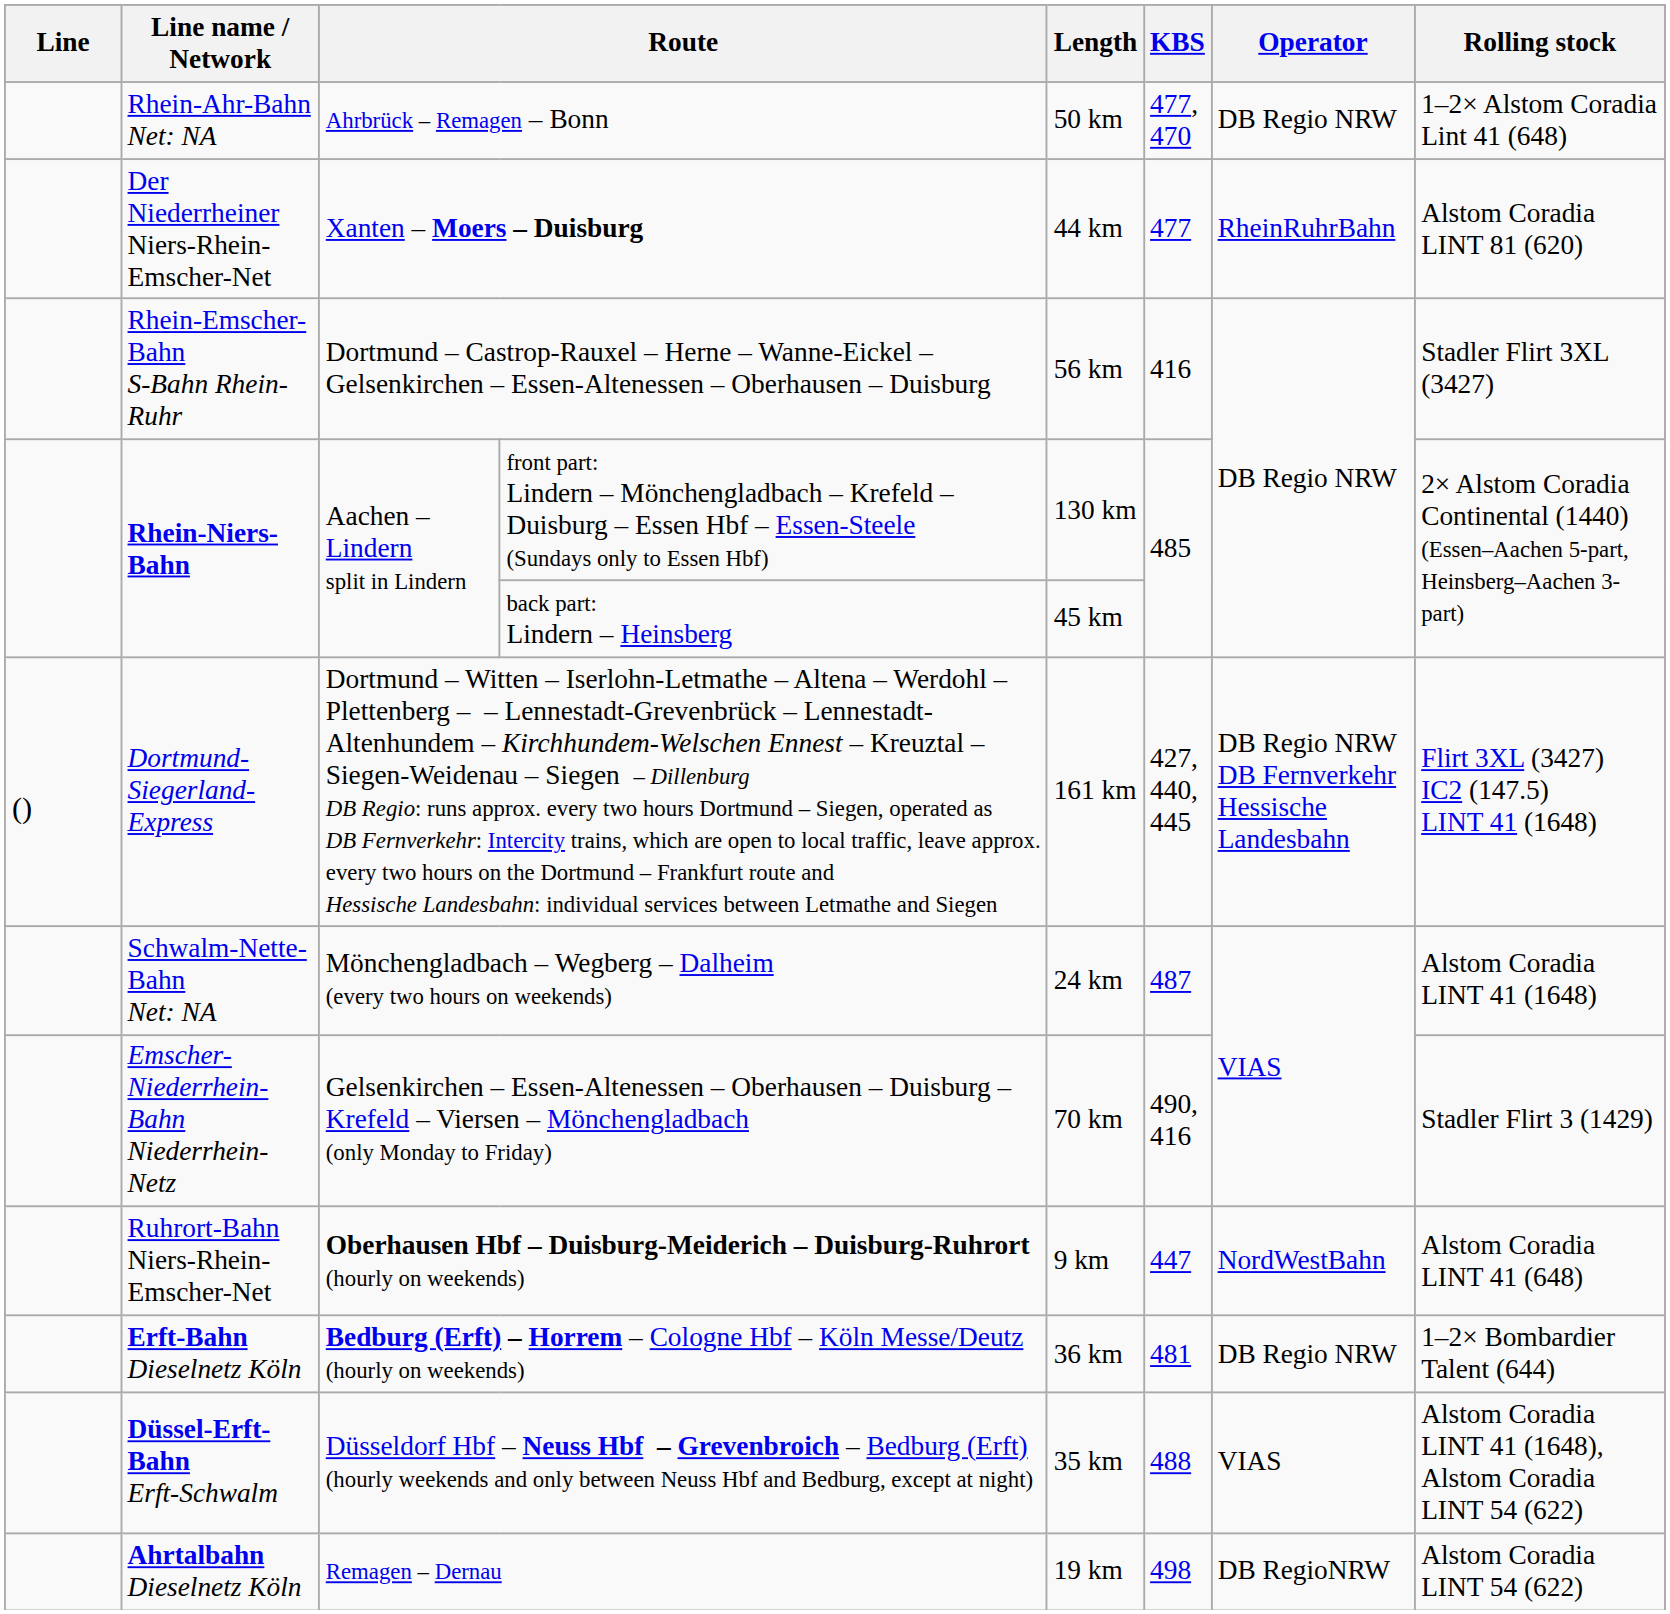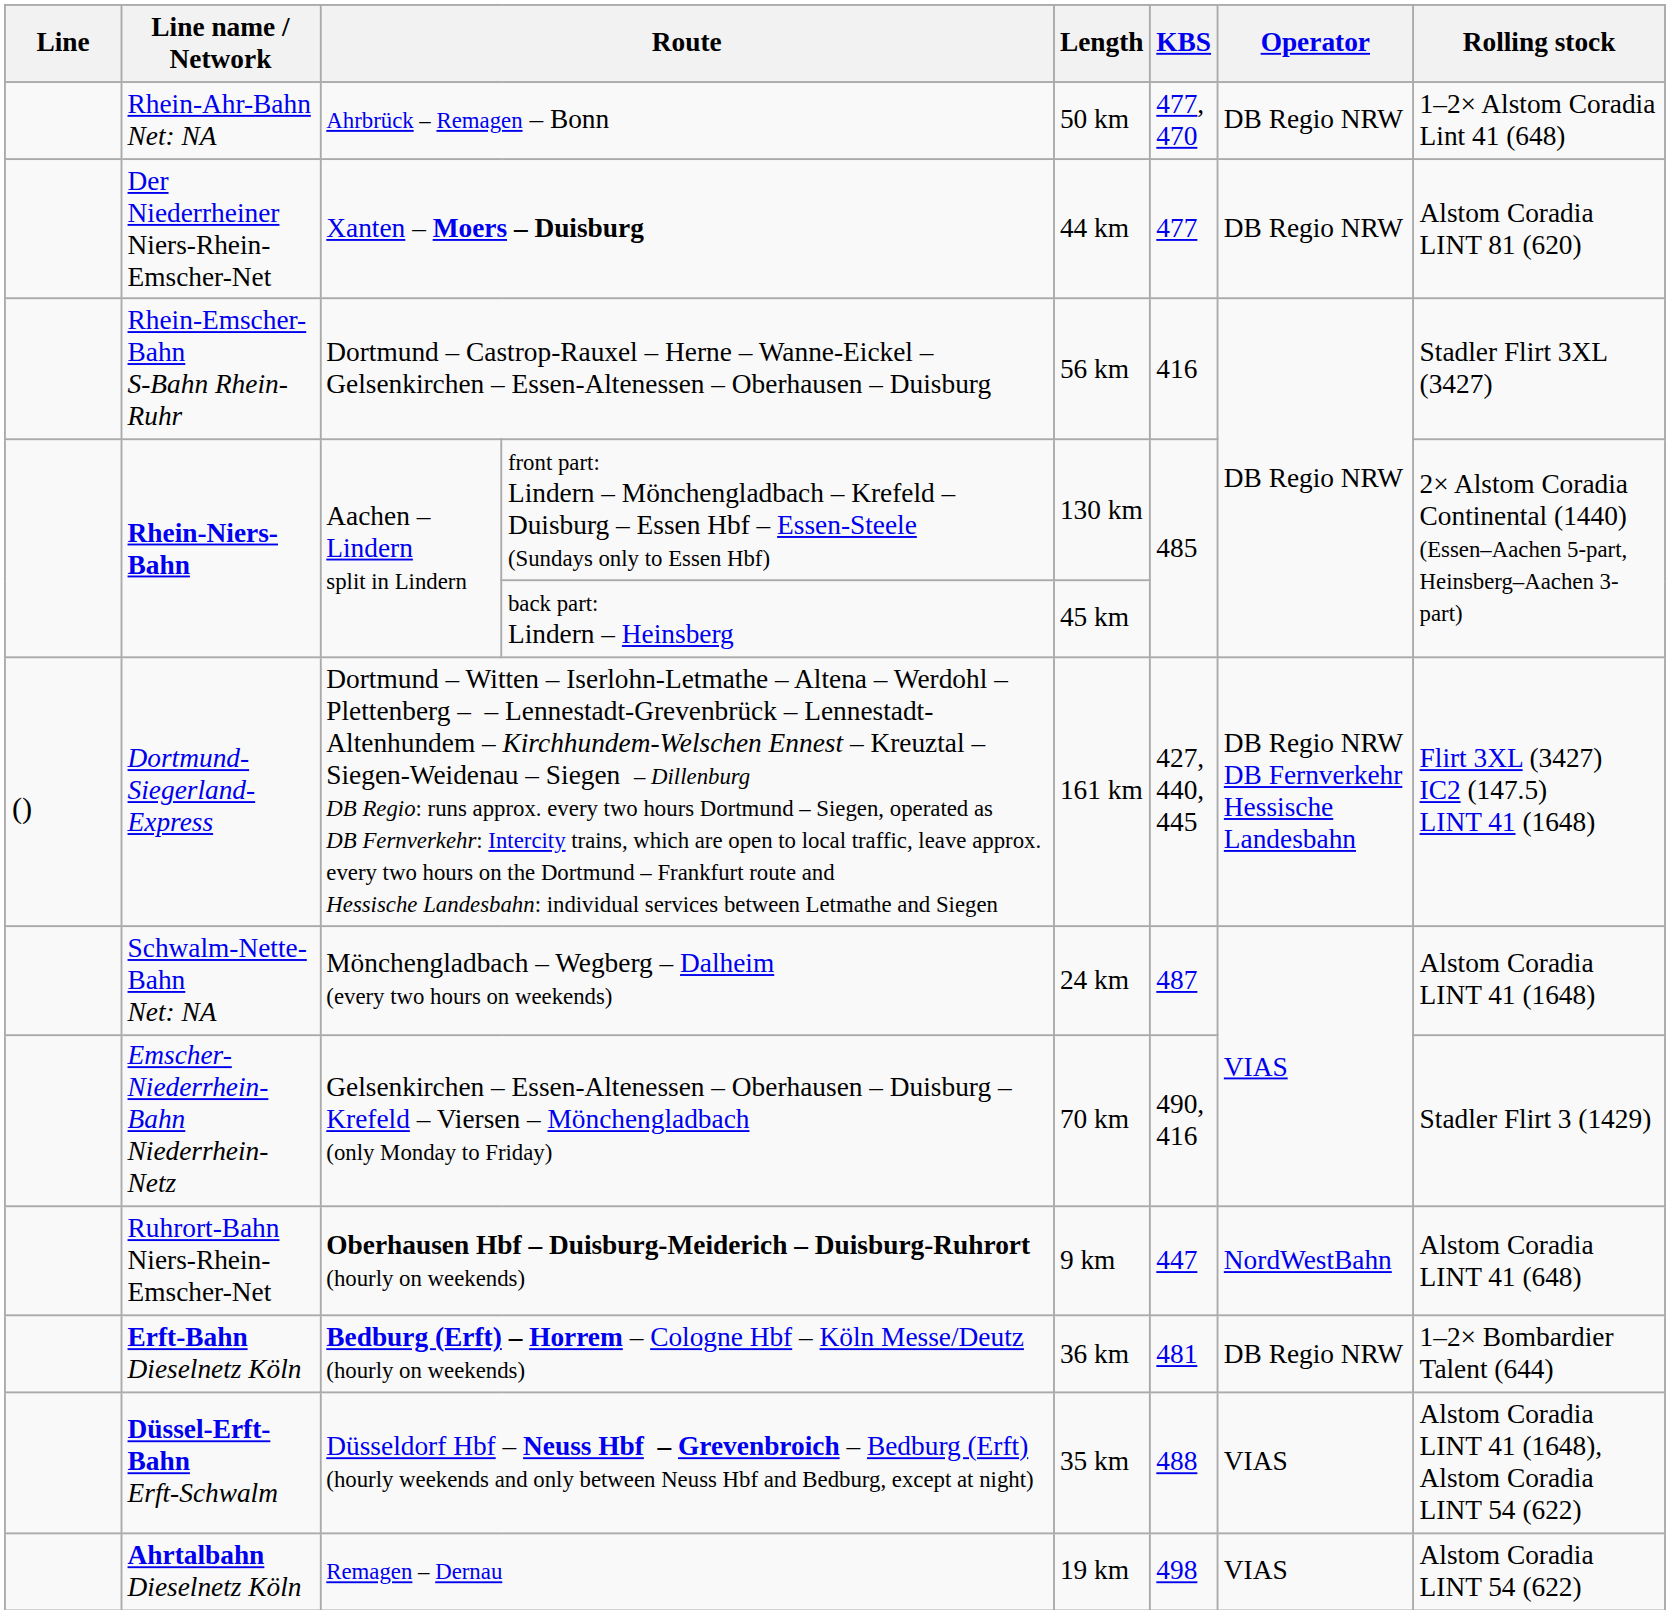(1307, 227) RheinRuhrBahn -> (1314, 227) DB Regio NRW
(1304, 1570) DB RegioNRW -> (1256, 1570) VIAS
